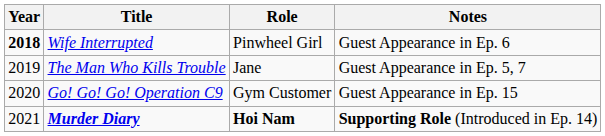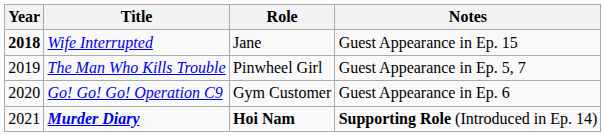(278, 42) Pinwheel Girl -> (247, 42) Jane
(424, 42) Guest Appearance in Ep. 6 -> (428, 42) Guest Appearance in Ep. 15
(247, 67) Jane -> (278, 67) Pinwheel Girl
(428, 93) Guest Appearance in Ep. 15 -> (424, 93) Guest Appearance in Ep. 6
